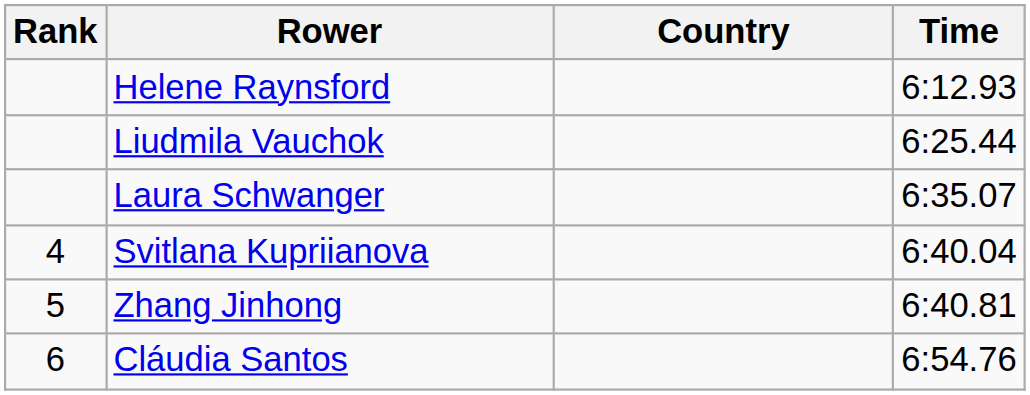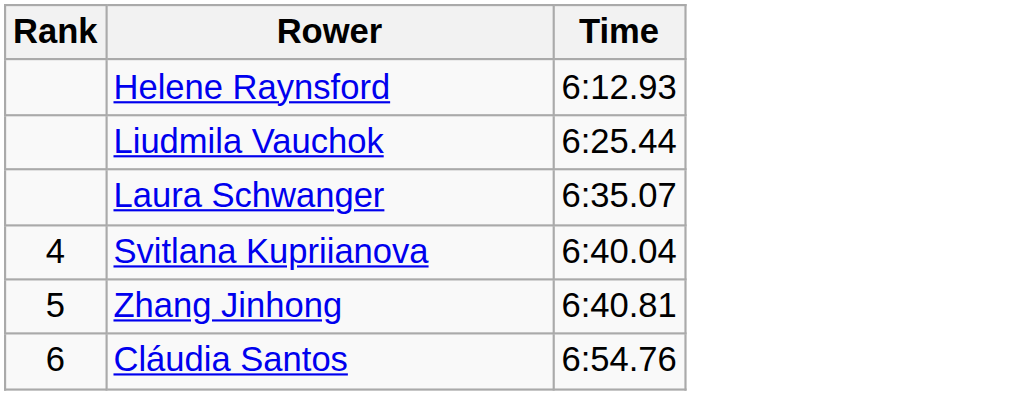- column: (723, 31)
